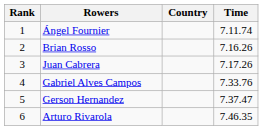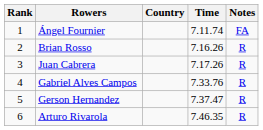+ column: (242, 13)
